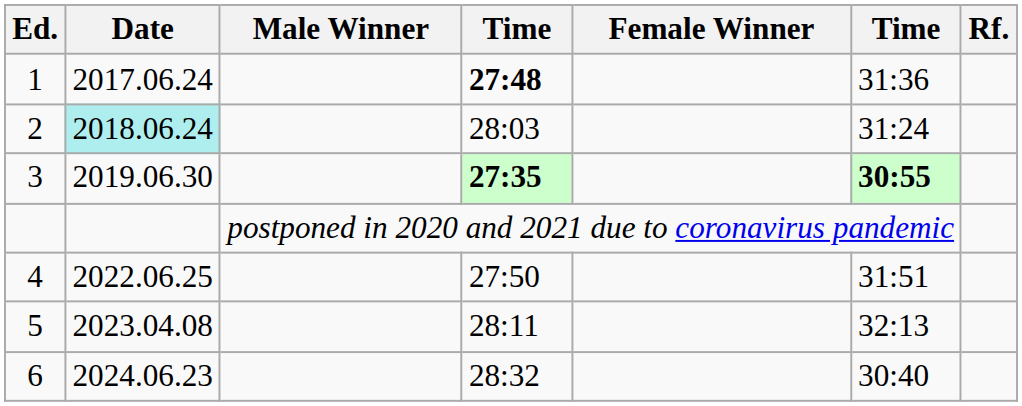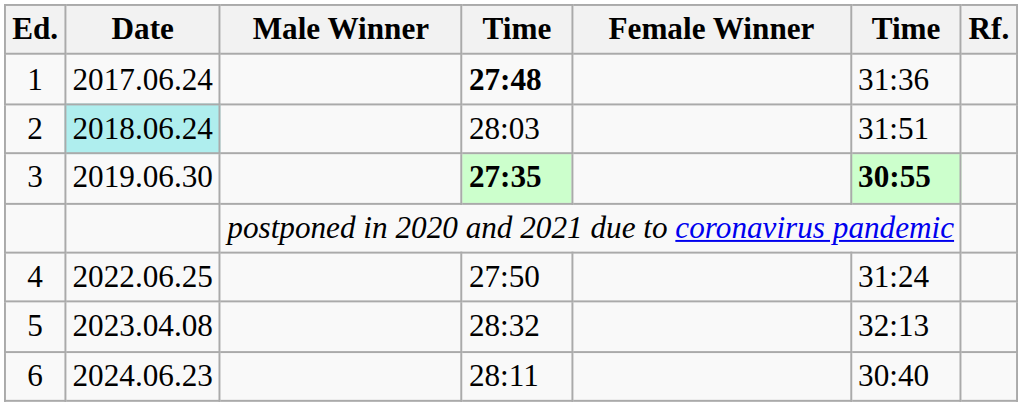(894, 128) 31:24 -> (894, 128) 31:51
(894, 276) 31:51 -> (894, 276) 31:24
(504, 326) 28:11 -> (504, 326) 28:32
(504, 375) 28:32 -> (504, 375) 28:11
